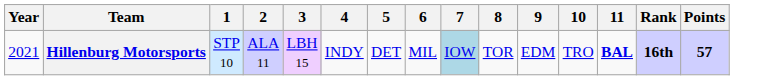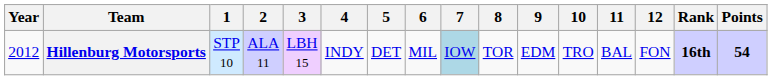+ column: (655, 17)
(24, 52) 2021 -> (24, 52) 2012
(617, 52) bold -> (617, 52) normal
(705, 52) 57 -> (742, 52) 54
